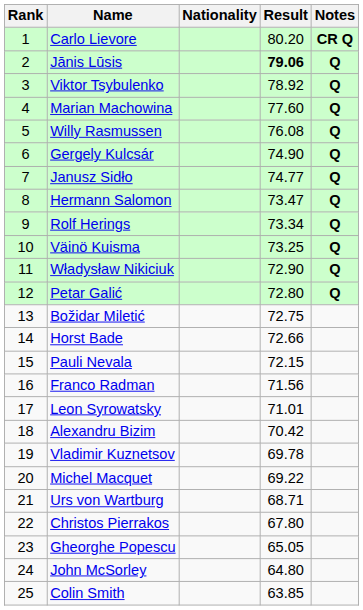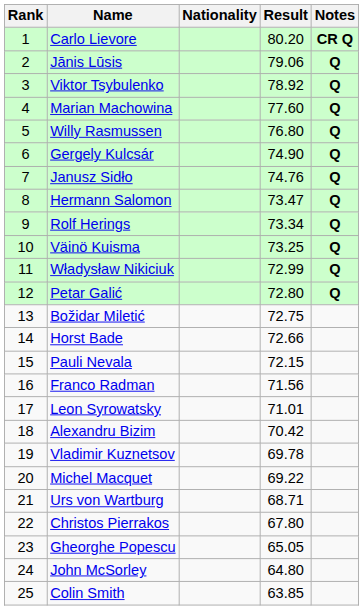(286, 62) bold -> (286, 62) normal
(286, 131) 76.08 -> (286, 131) 76.80
(286, 177) 74.77 -> (286, 177) 74.76
(286, 270) 72.90 -> (286, 270) 72.99
